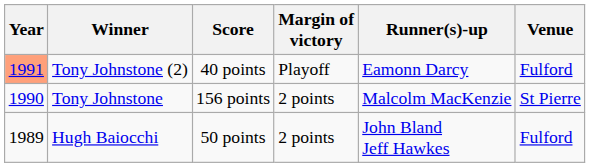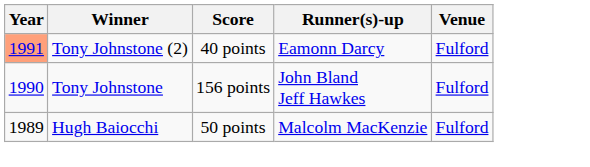- column: (316, 29)
(437, 98) Malcolm MacKenzie -> (322, 87) John Bland Jeff Hawkes
(550, 98) St Pierre -> (462, 87) Fulford
(406, 137) John Bland Jeff Hawkes -> (353, 127) Malcolm MacKenzie
